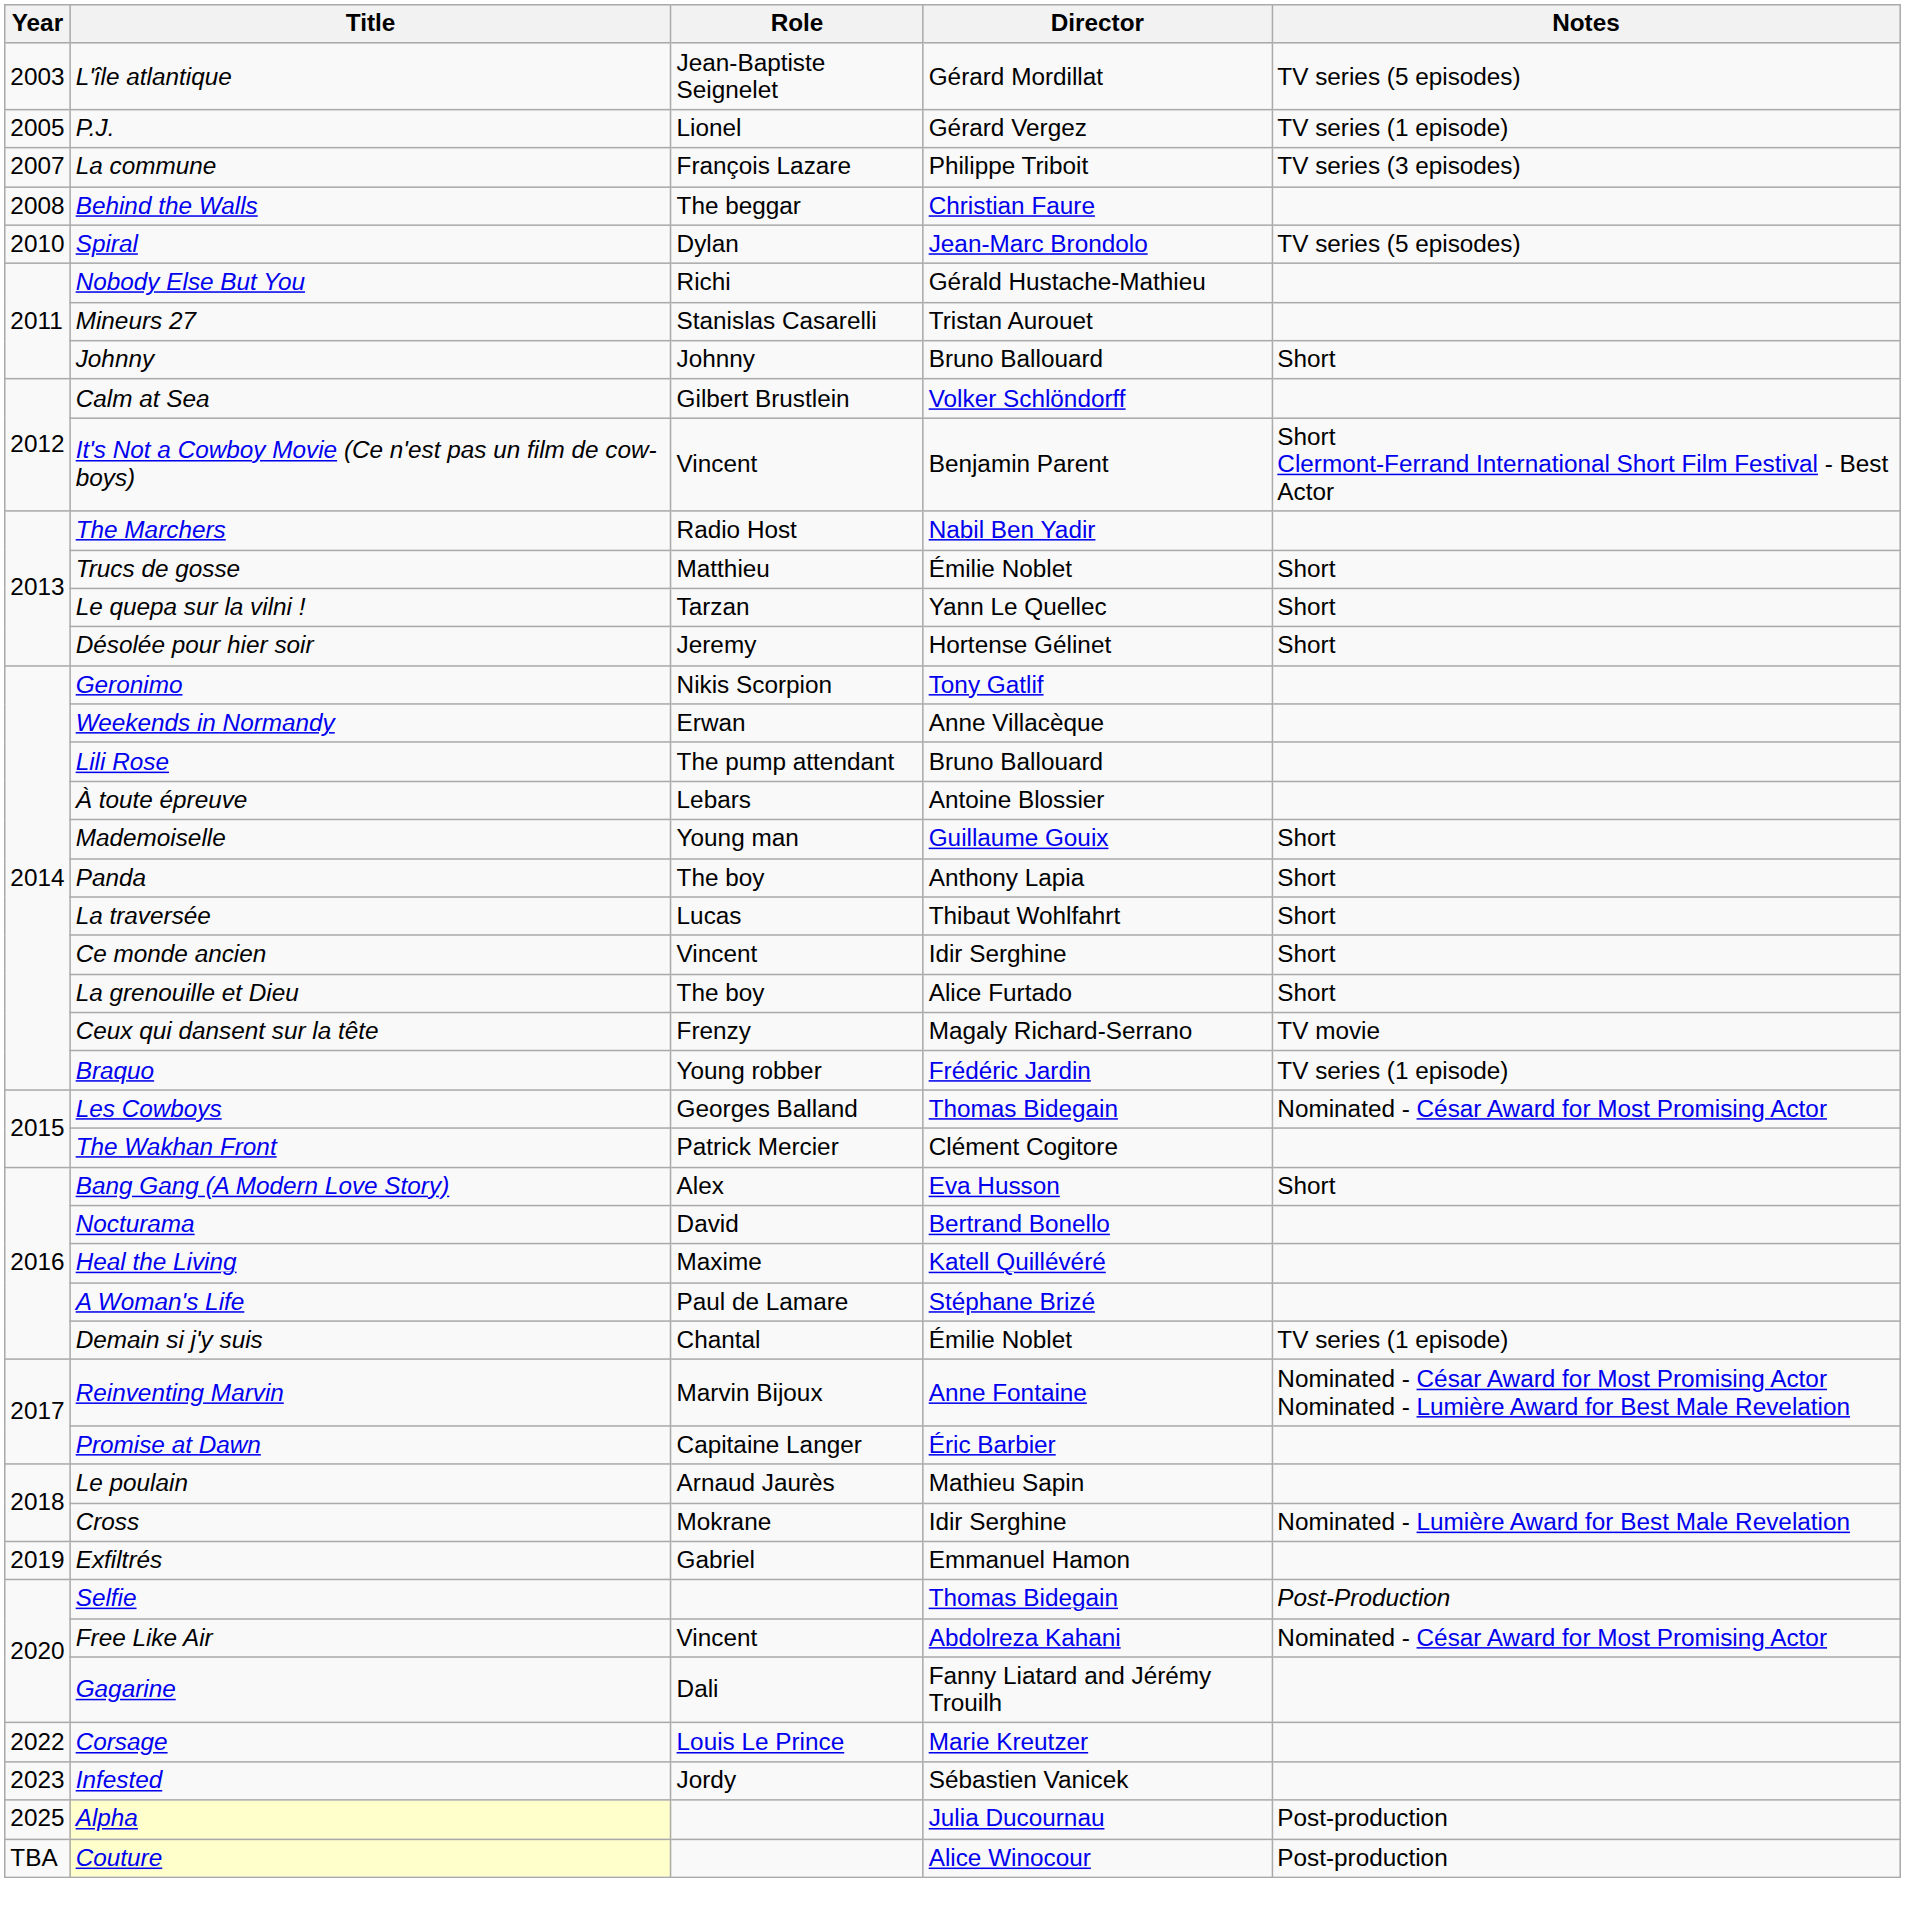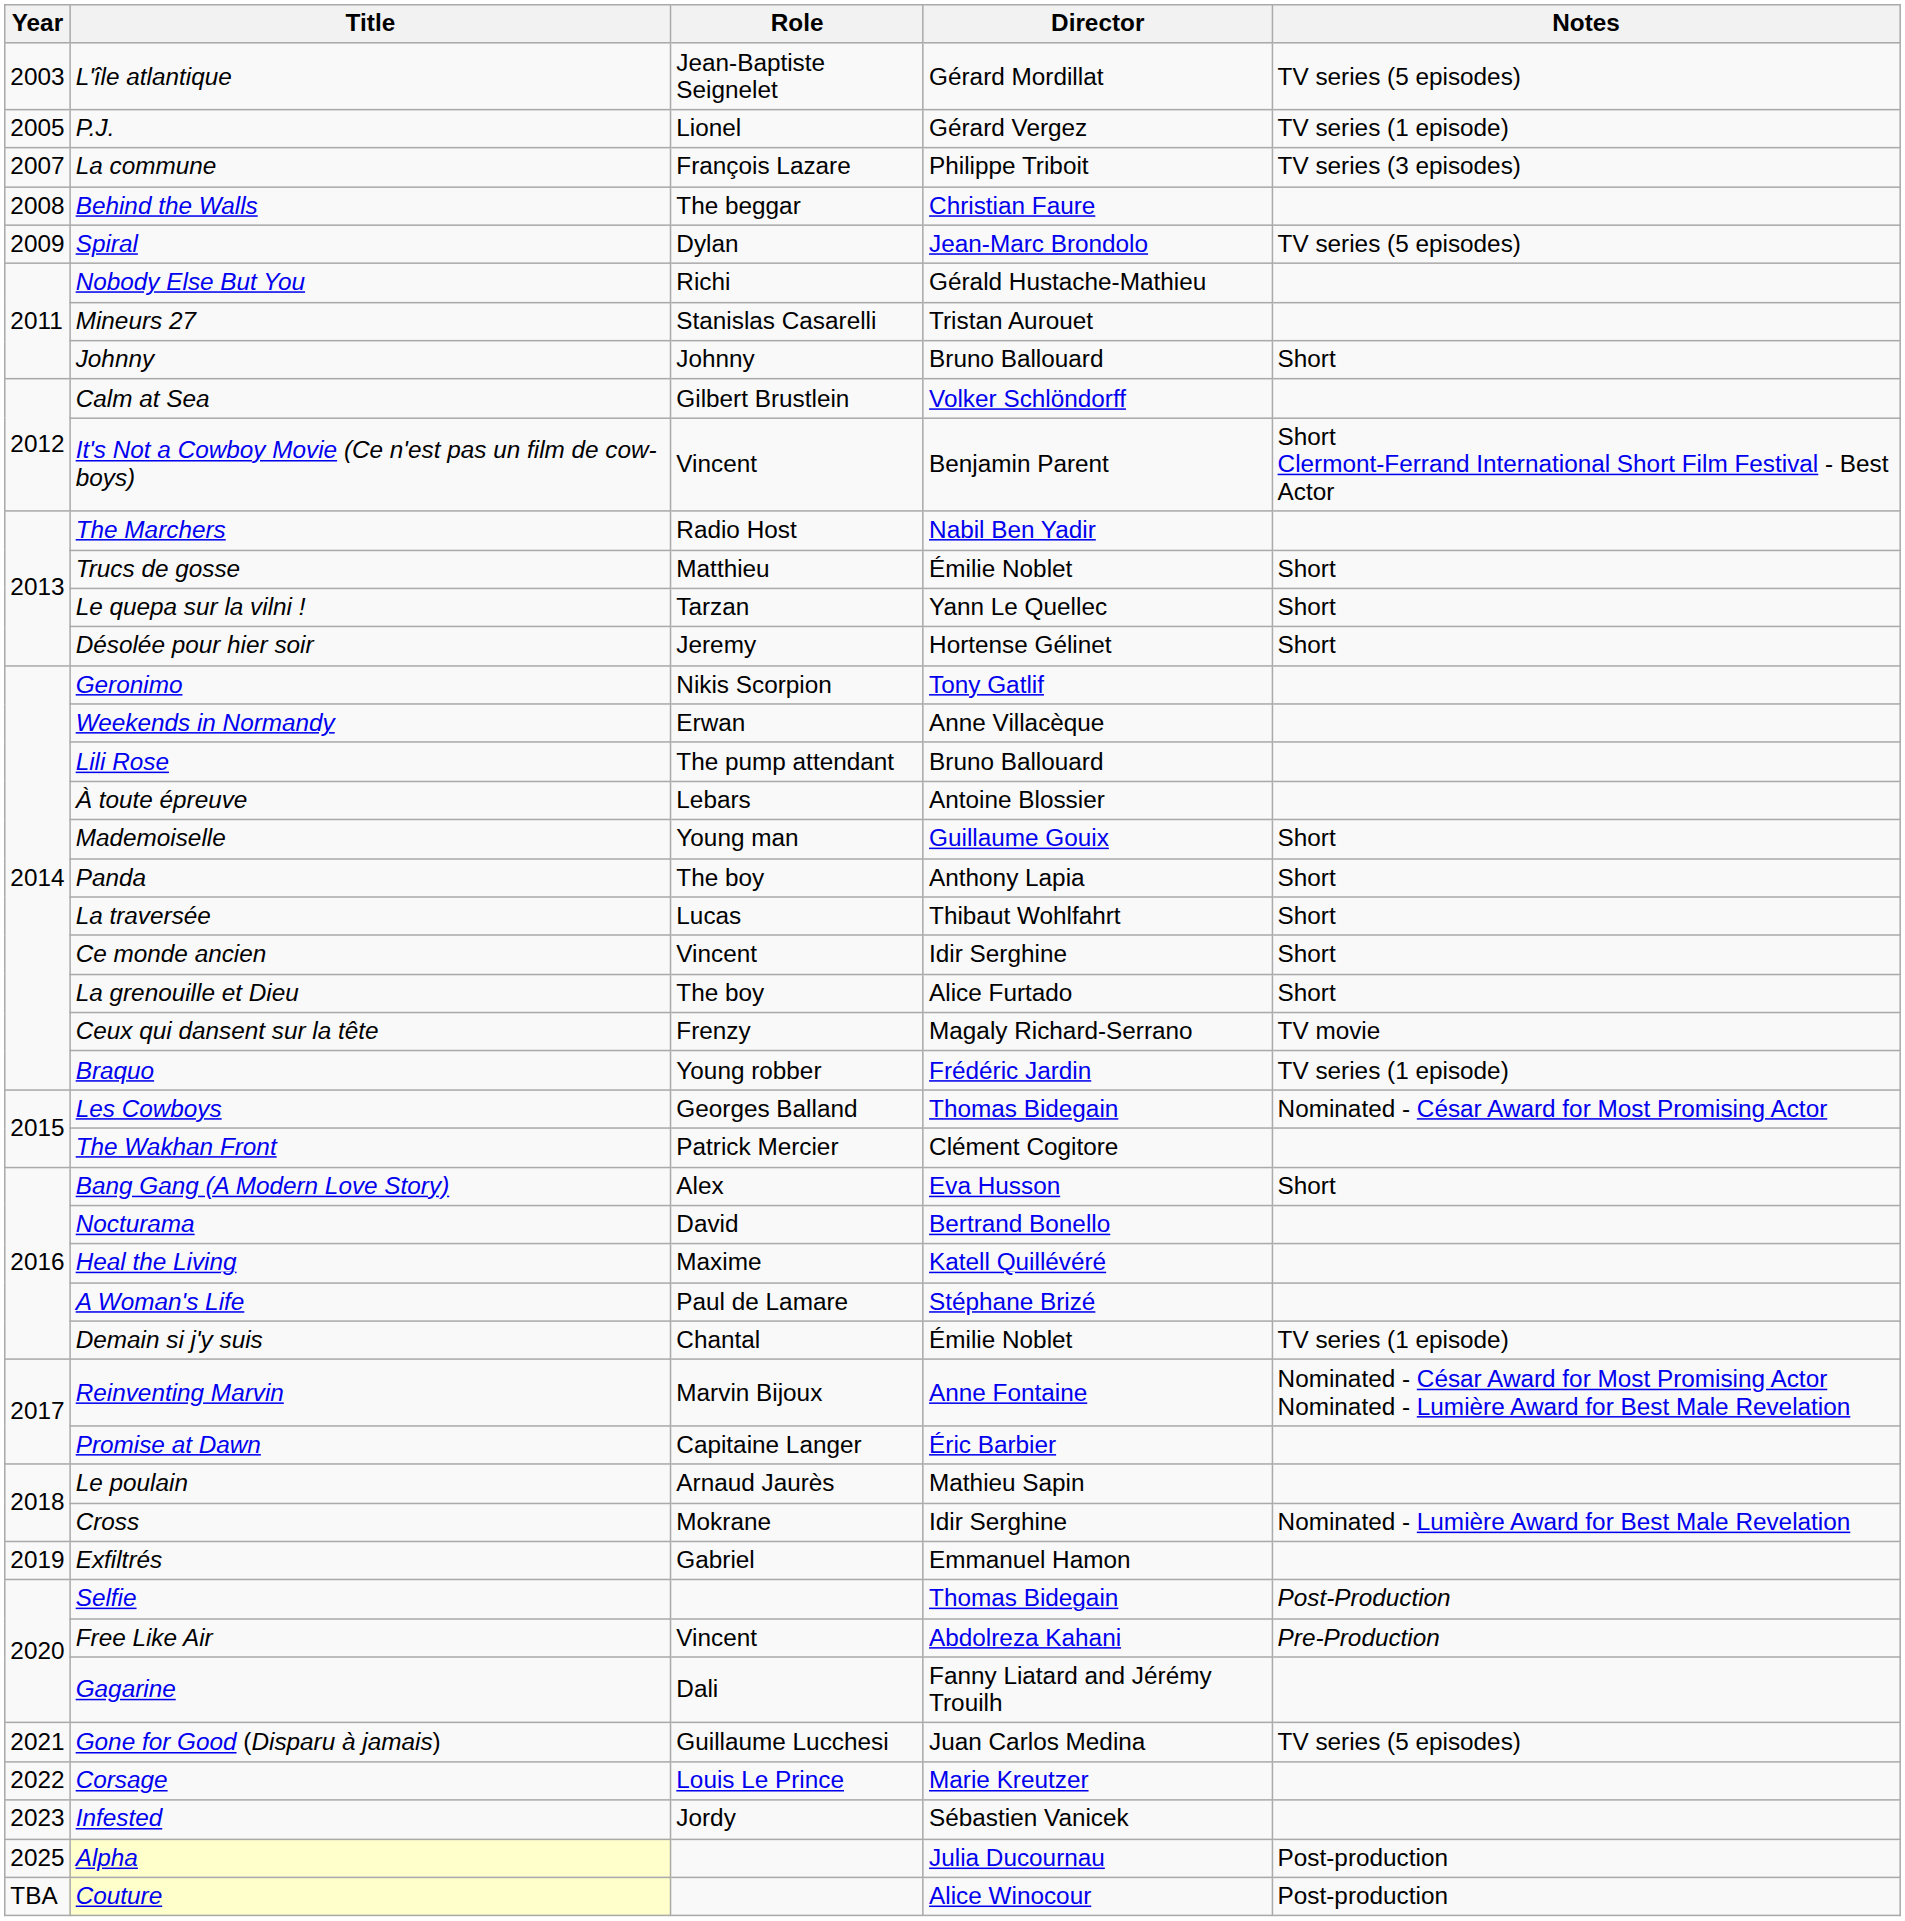(37, 243) 2010 -> (37, 243) 2009
(1552, 1637) Nominated - César Award for Most Promising Actor -> (1359, 1637) Pre-Production
+ row: (258, 1741)
